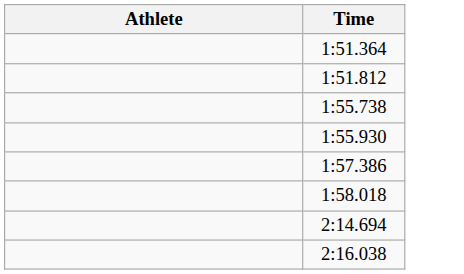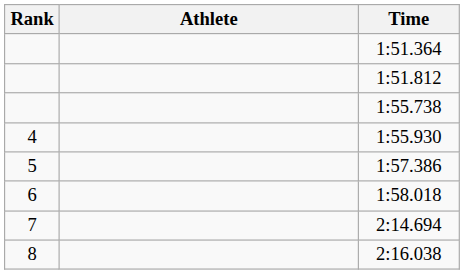+ column: (32, 19)
